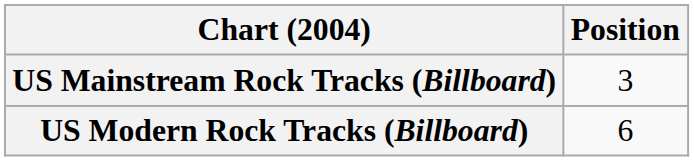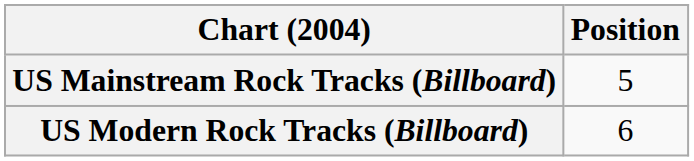(625, 79) 3 -> (625, 79) 5
